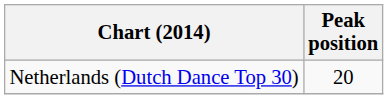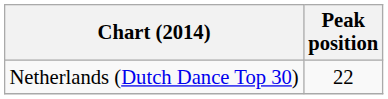(343, 76) 20 -> (343, 76) 22
